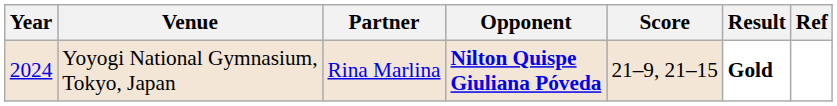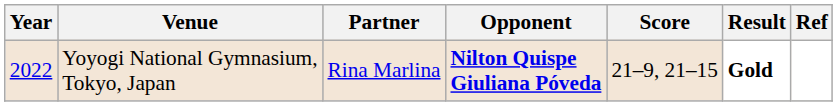(31, 70) 2024 -> (31, 70) 2022
